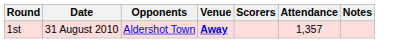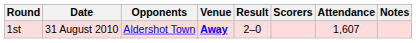+ column: (252, 12)
(309, 29) 1,357 -> (346, 29) 1,607
